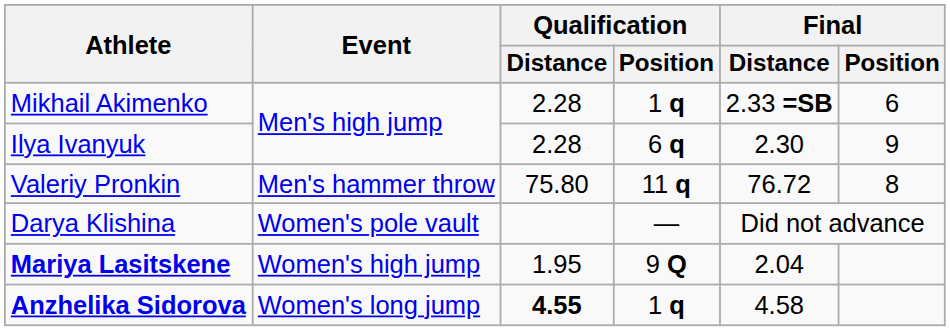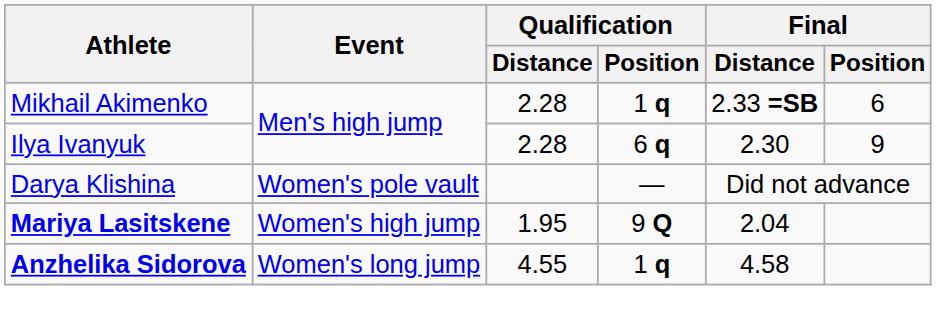- row: (96, 184)
(557, 305) bold -> (542, 265) normal
